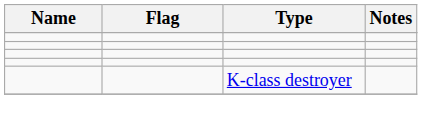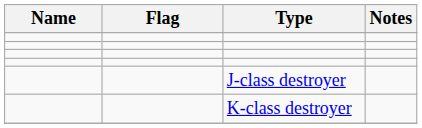+ row: (53, 80)
